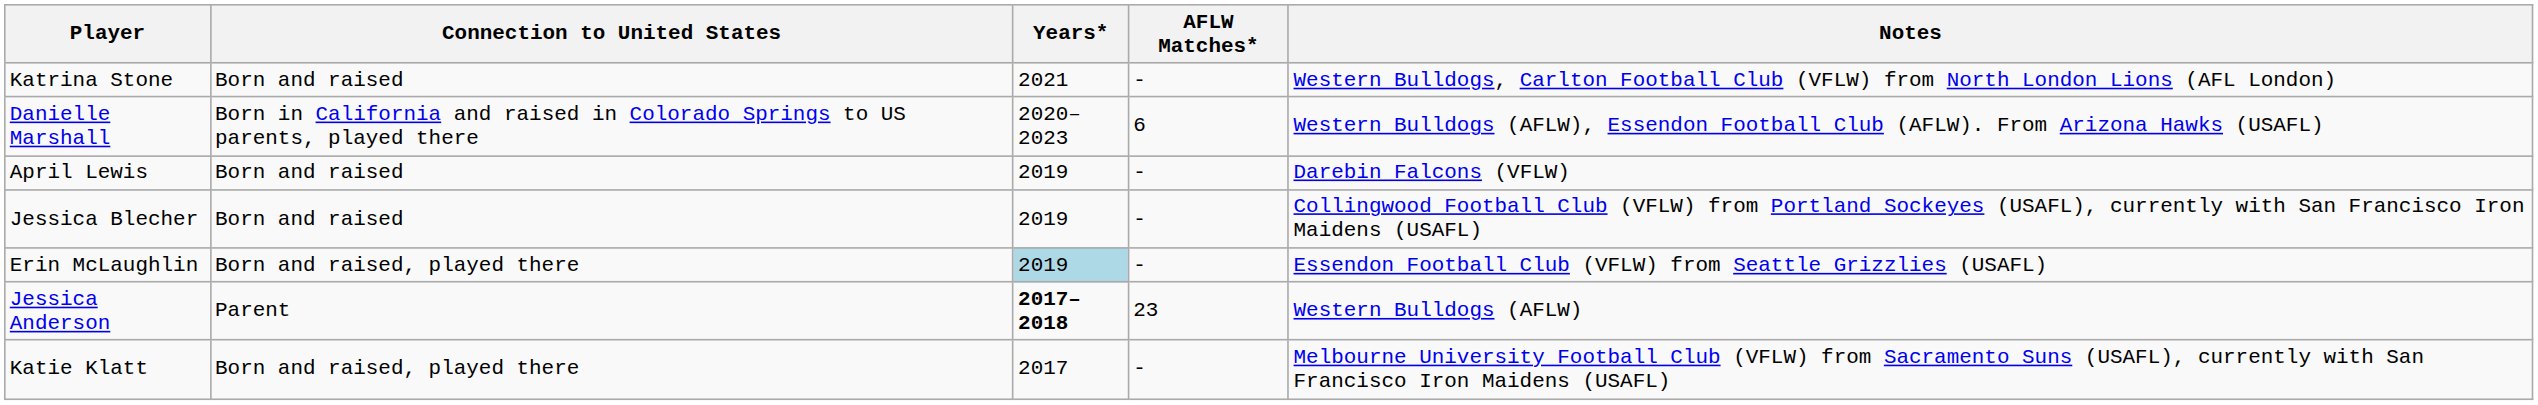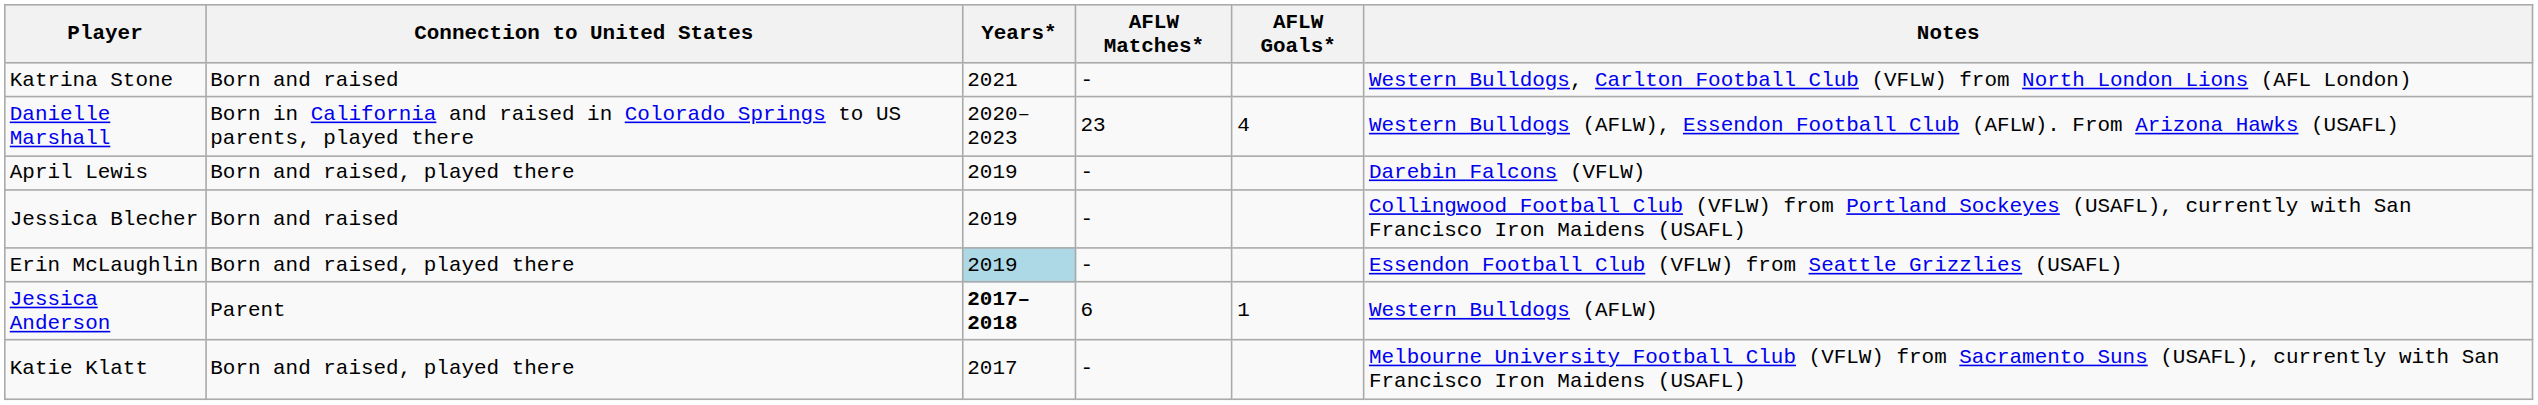+ column: (1298, 34)
(1140, 126) 6 -> (1093, 126) 23
(309, 172) Born and raised -> (392, 172) Born and raised, played there
(1146, 311) 23 -> (1087, 311) 6
